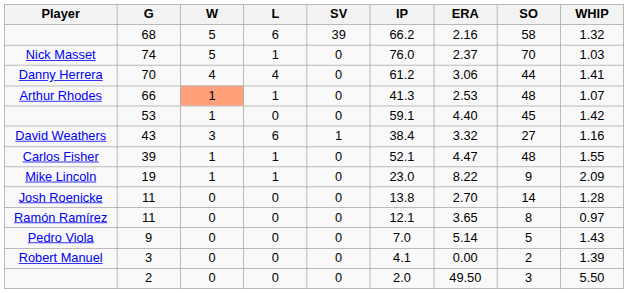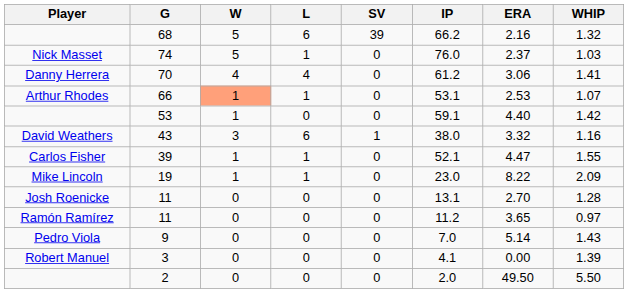- column: (529, 14)
(402, 95) 41.3 -> (447, 95) 53.1
(402, 136) 38.4 -> (447, 136) 38.0
(402, 197) 13.8 -> (447, 197) 13.1
(402, 217) 12.1 -> (447, 217) 11.2
